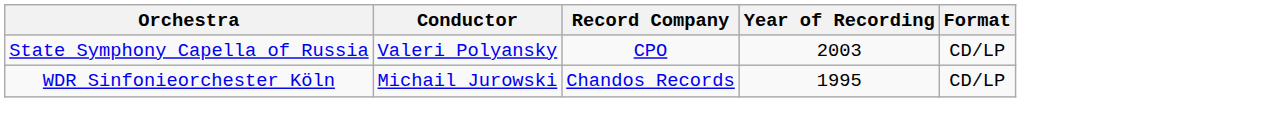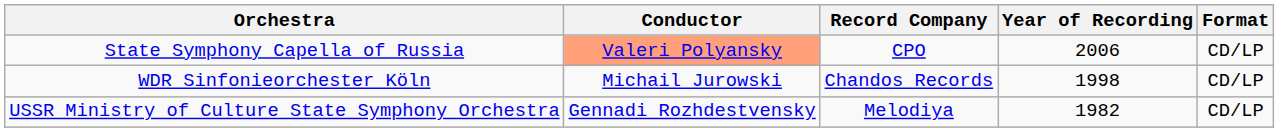(467, 50) no background -> (692, 50) lightsalmon background
(839, 50) 2003 -> (1098, 50) 2006
(839, 81) 1995 -> (1098, 81) 1998
+ row: (284, 112)
